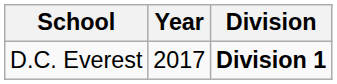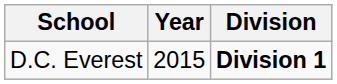(179, 60) 2017 -> (179, 60) 2015
